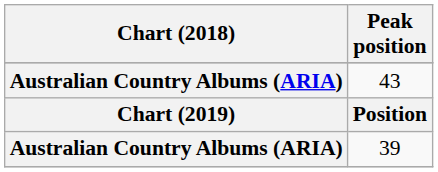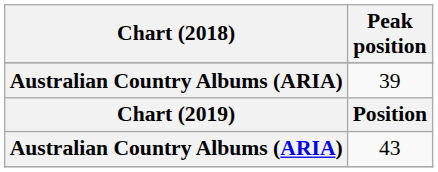rows swapped: (390, 80) <-> (390, 148)
